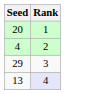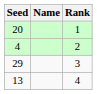+ column: (47, 13)
(46, 81) lavender background -> (77, 81) no background
